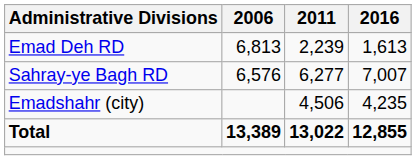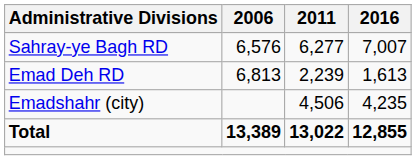rows swapped: (66, 47) <-> (88, 75)
